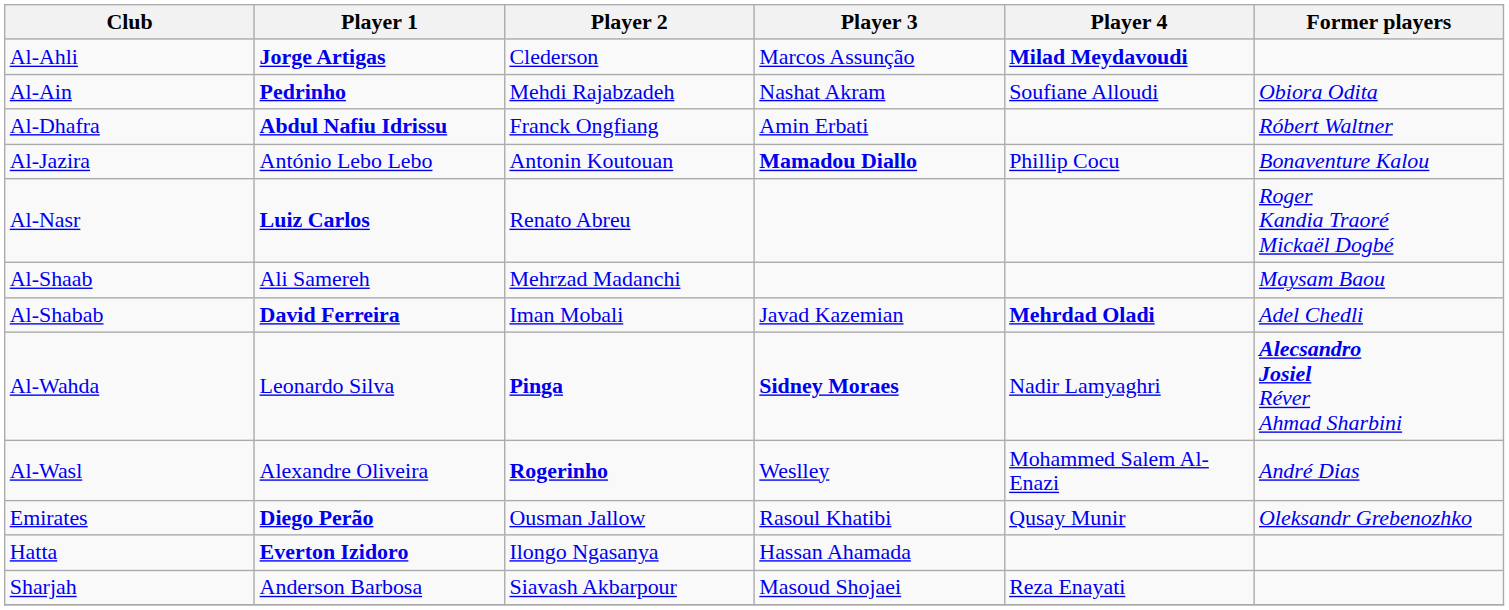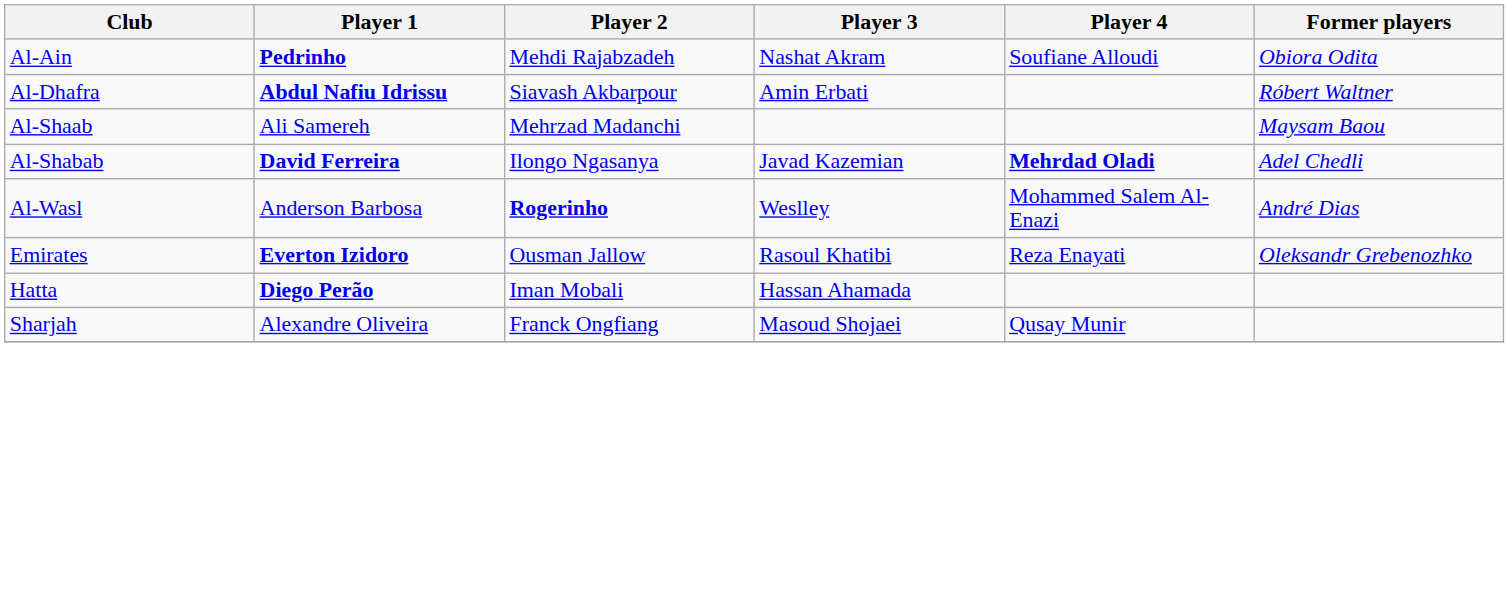- row: (44, 56)
(584, 126) Franck Ongfiang -> (593, 91) Siavash Akbarpour
- row: (50, 160)
- row: (45, 220)
(566, 314) Iman Mobali -> (584, 160) Ilongo Ngasanya
- row: (55, 386)
(344, 470) Alexandre Oliveira -> (341, 208) Anderson Barbosa
(316, 517) Diego Perão -> (334, 255) Everton Izidoro
(1067, 517) Qusay Munir -> (1067, 255) Reza Enayati
(334, 552) Everton Izidoro -> (316, 289) Diego Perão
(584, 552) Ilongo Ngasanya -> (566, 289) Iman Mobali
(341, 587) Anderson Barbosa -> (344, 324) Alexandre Oliveira
(593, 587) Siavash Akbarpour -> (584, 324) Franck Ongfiang
(1067, 587) Reza Enayati -> (1067, 324) Qusay Munir
